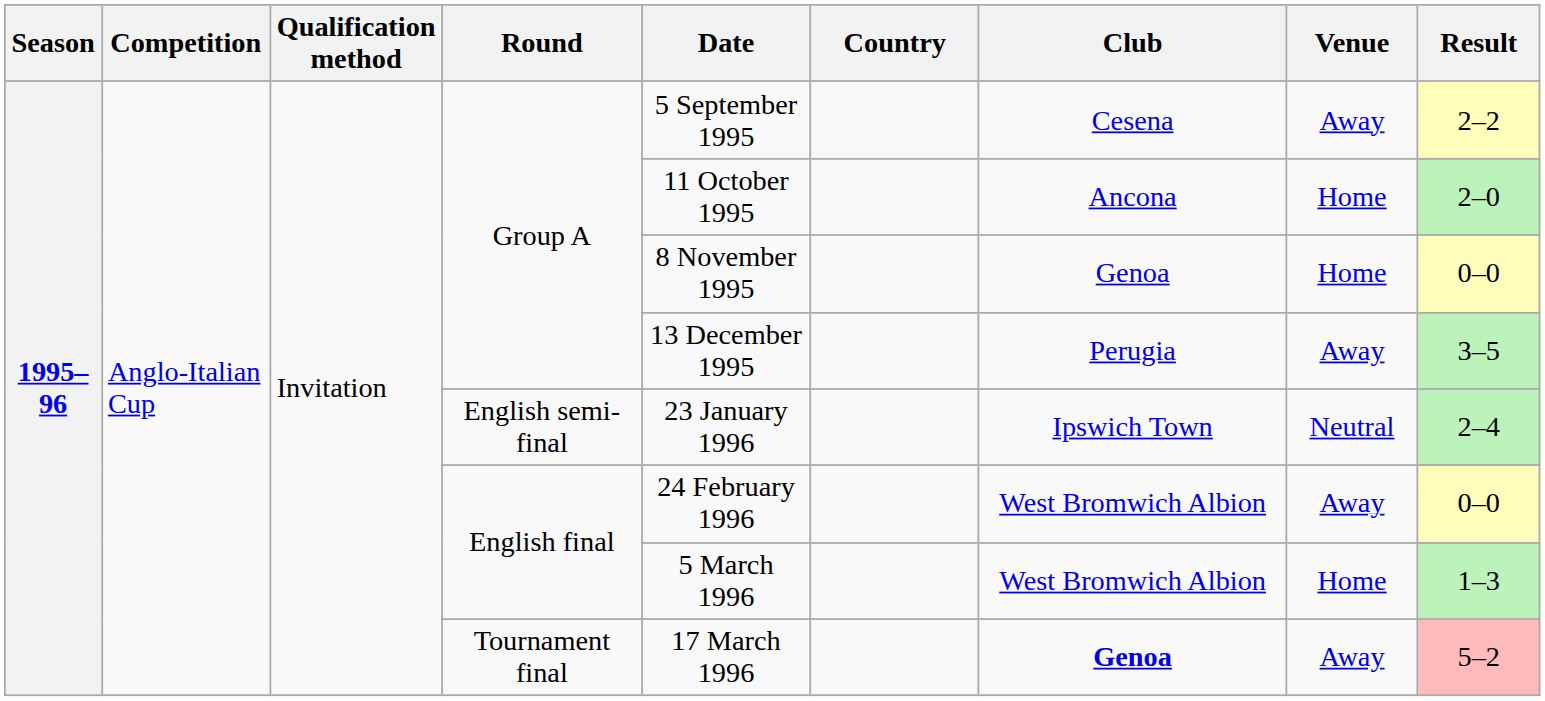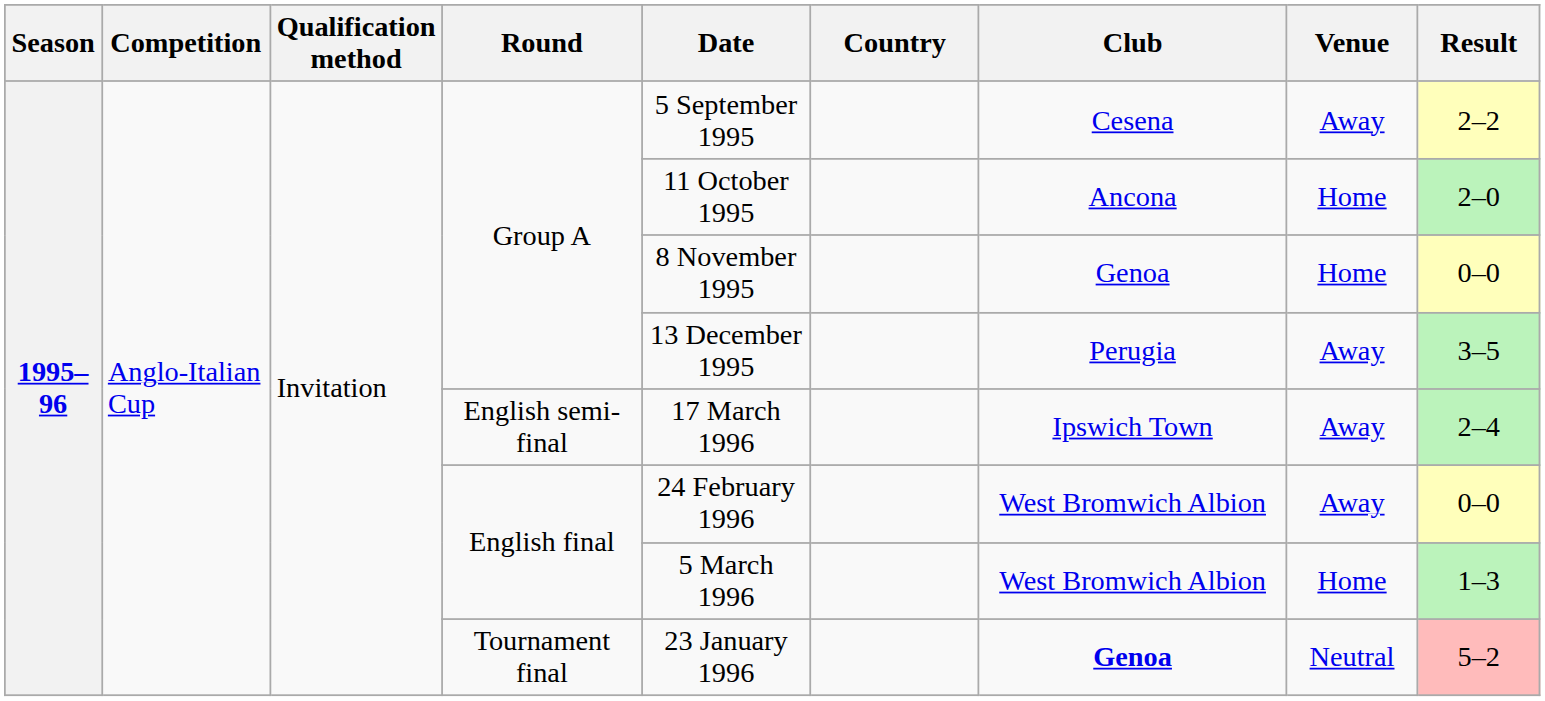(726, 426) 23 January 1996 -> (726, 426) 17 March 1996
(1352, 426) Neutral -> (1352, 426) Away
(726, 657) 17 March 1996 -> (726, 657) 23 January 1996
(1352, 657) Away -> (1352, 657) Neutral
